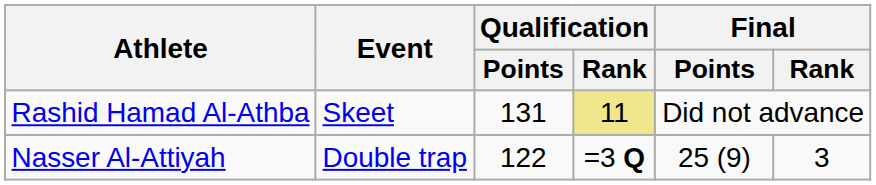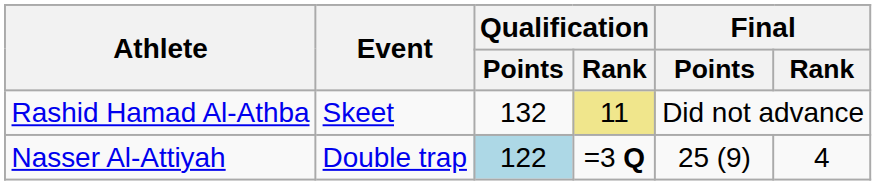(523, 113) 131 -> (523, 113) 132
(523, 157) no background -> (523, 157) lightblue background
(822, 157) 3 -> (822, 157) 4
